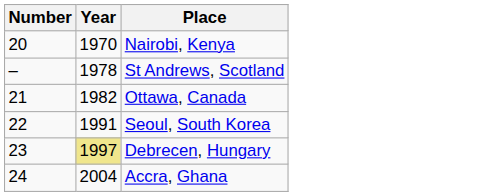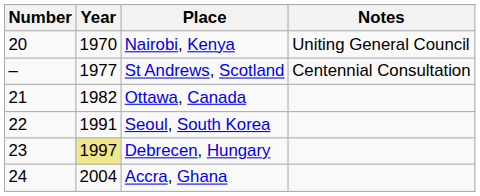+ column: (381, 17)
(98, 71) 1978 -> (98, 71) 1977
